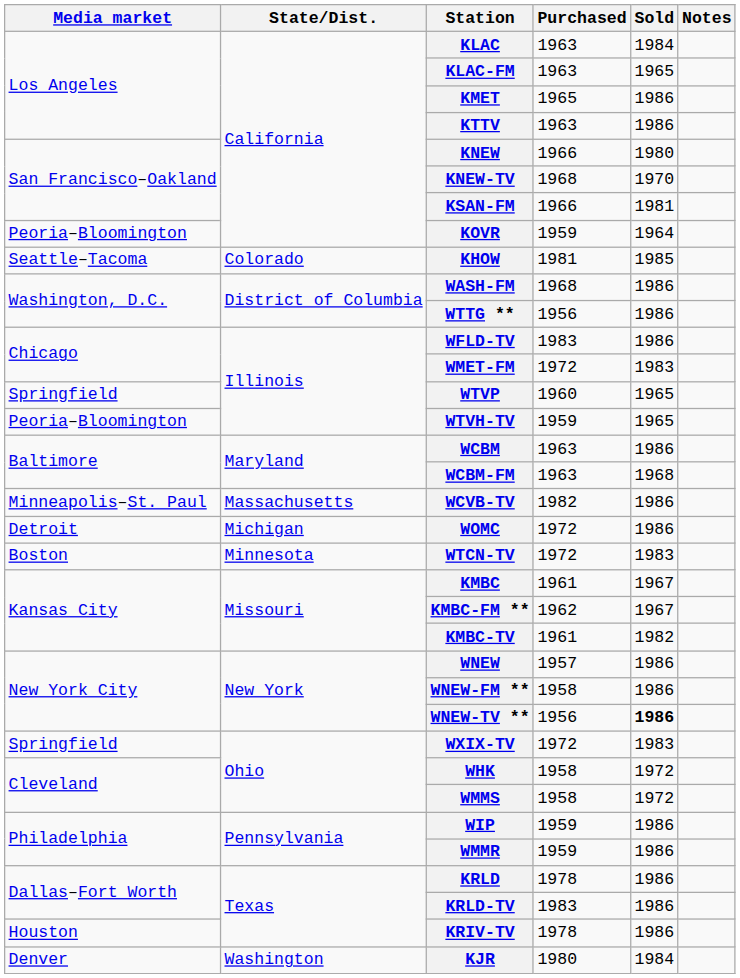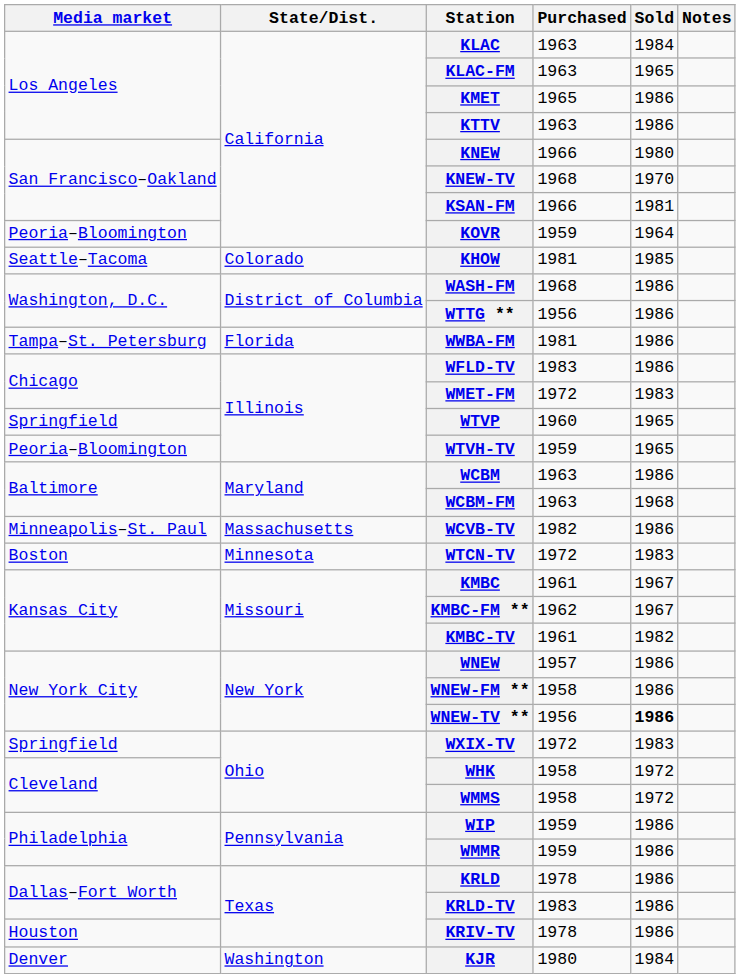+ row: (480, 341)
- row: (480, 529)
